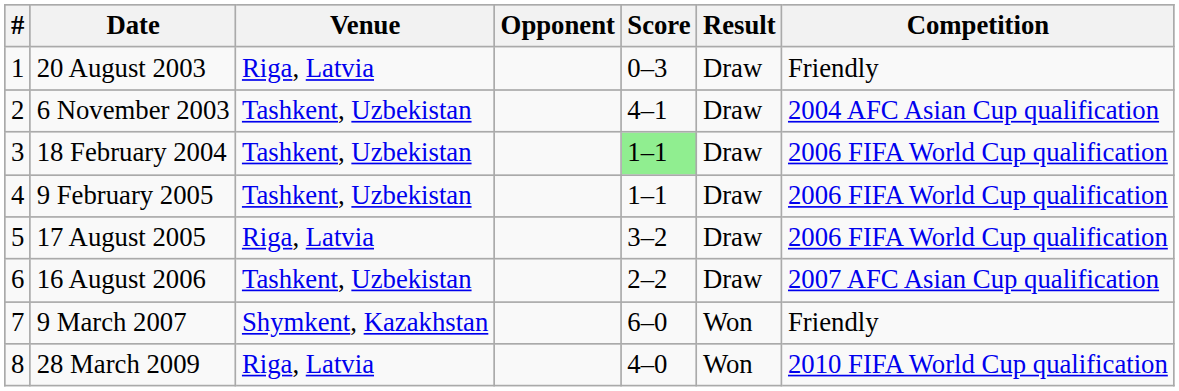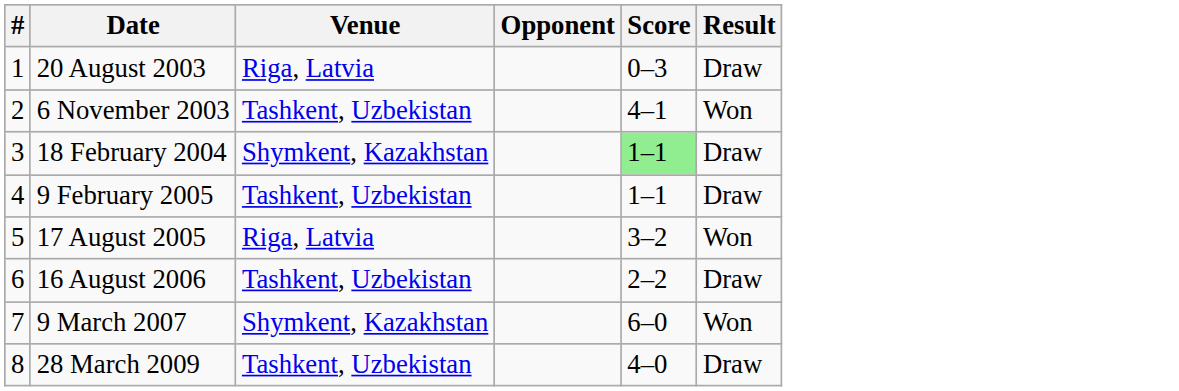- column: (978, 25)
(733, 110) Draw -> (728, 110) Won
(357, 152) Tashkent, Uzbekistan -> (365, 152) Shymkent, Kazakhstan
(733, 237) Draw -> (728, 237) Won
(308, 364) Riga, Latvia -> (357, 364) Tashkent, Uzbekistan
(728, 364) Won -> (733, 364) Draw
